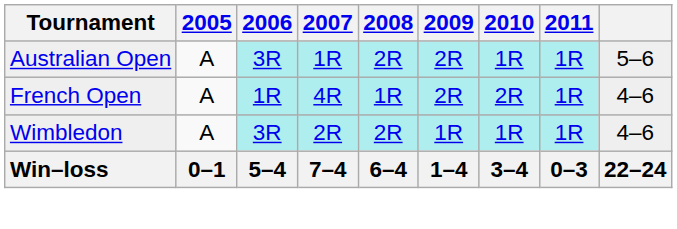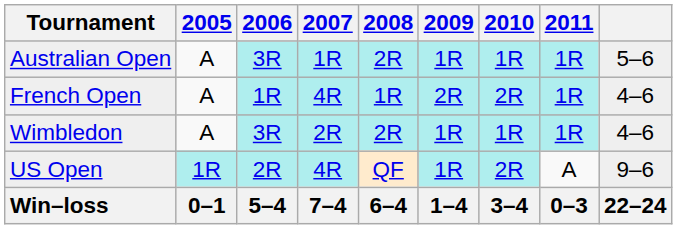(449, 58) 2R -> (449, 58) 1R
+ row: (56, 168)
